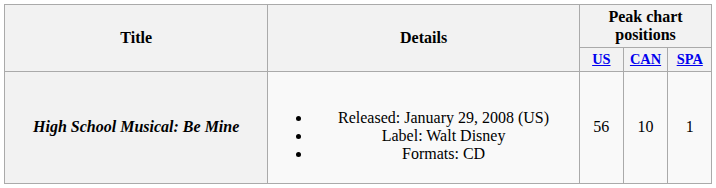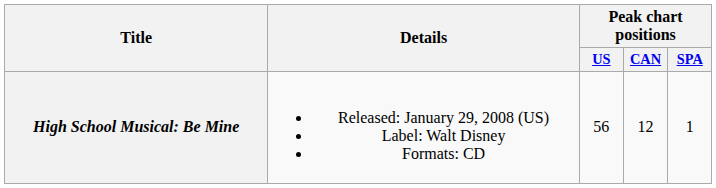(646, 127) 10 -> (646, 127) 12
